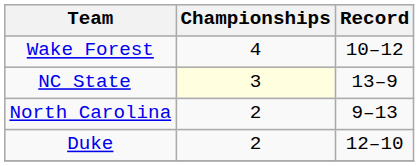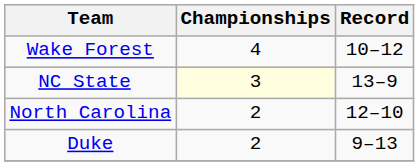(375, 114) 9–13 -> (375, 114) 12–10
(375, 145) 12–10 -> (375, 145) 9–13
